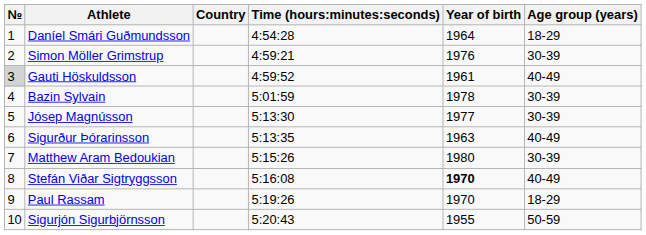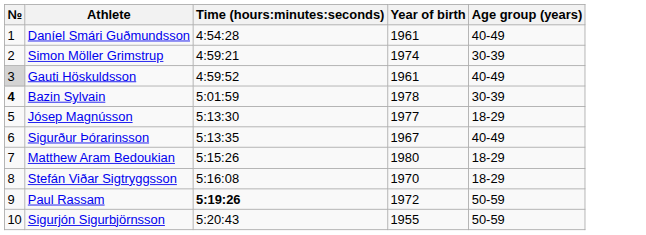- column: (221, 15)
(460, 35) 1964 -> (405, 35) 1961
(544, 35) 18-29 -> (488, 35) 40-49
(460, 56) 1976 -> (405, 56) 1974
(11, 97) normal -> (11, 97) bold
(544, 117) 30-39 -> (488, 117) 18-29
(460, 138) 1963 -> (405, 138) 1967
(544, 158) 30-39 -> (488, 158) 18-29
(460, 178) bold -> (405, 178) normal
(544, 178) 40-49 -> (488, 178) 18-29
(273, 199) normal -> (218, 199) bold
(460, 199) 1970 -> (405, 199) 1972
(544, 199) 18-29 -> (488, 199) 50-59
